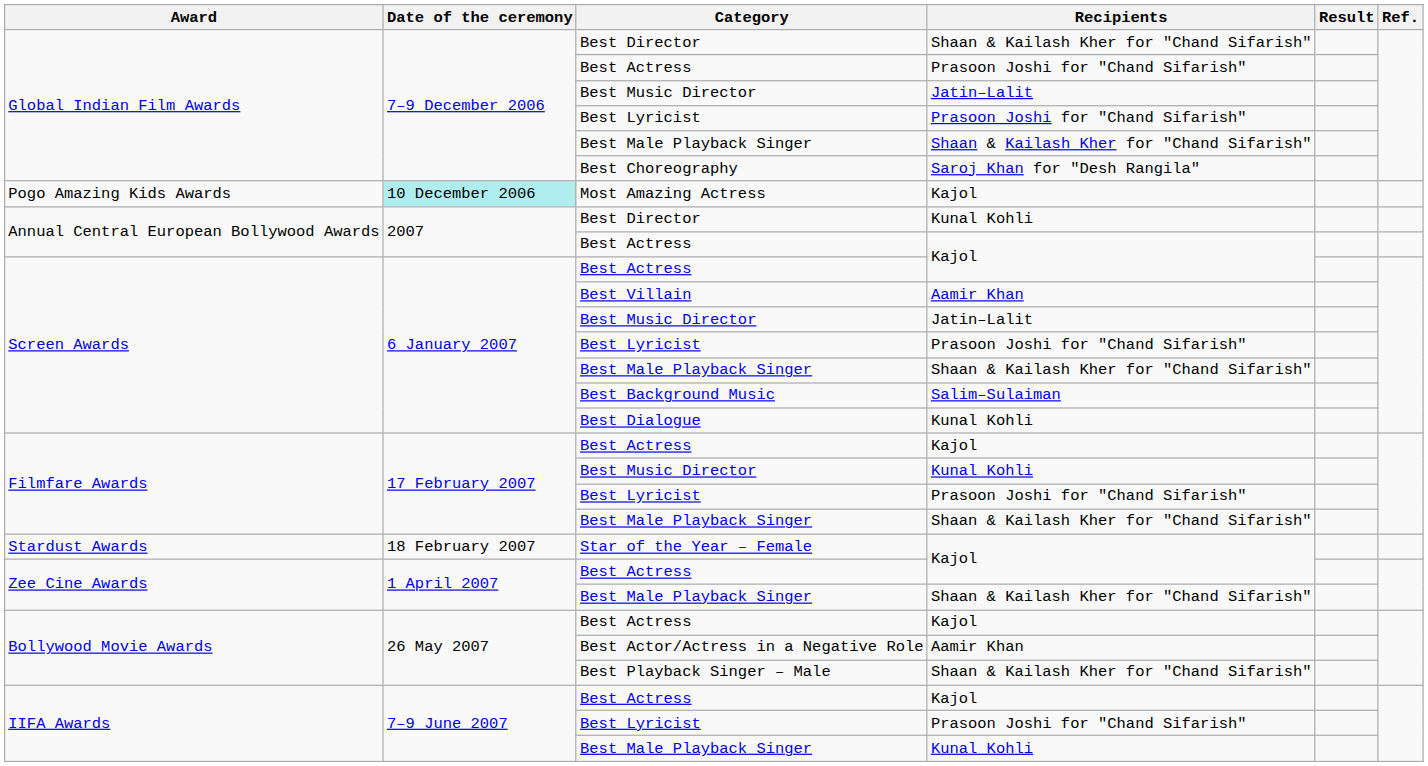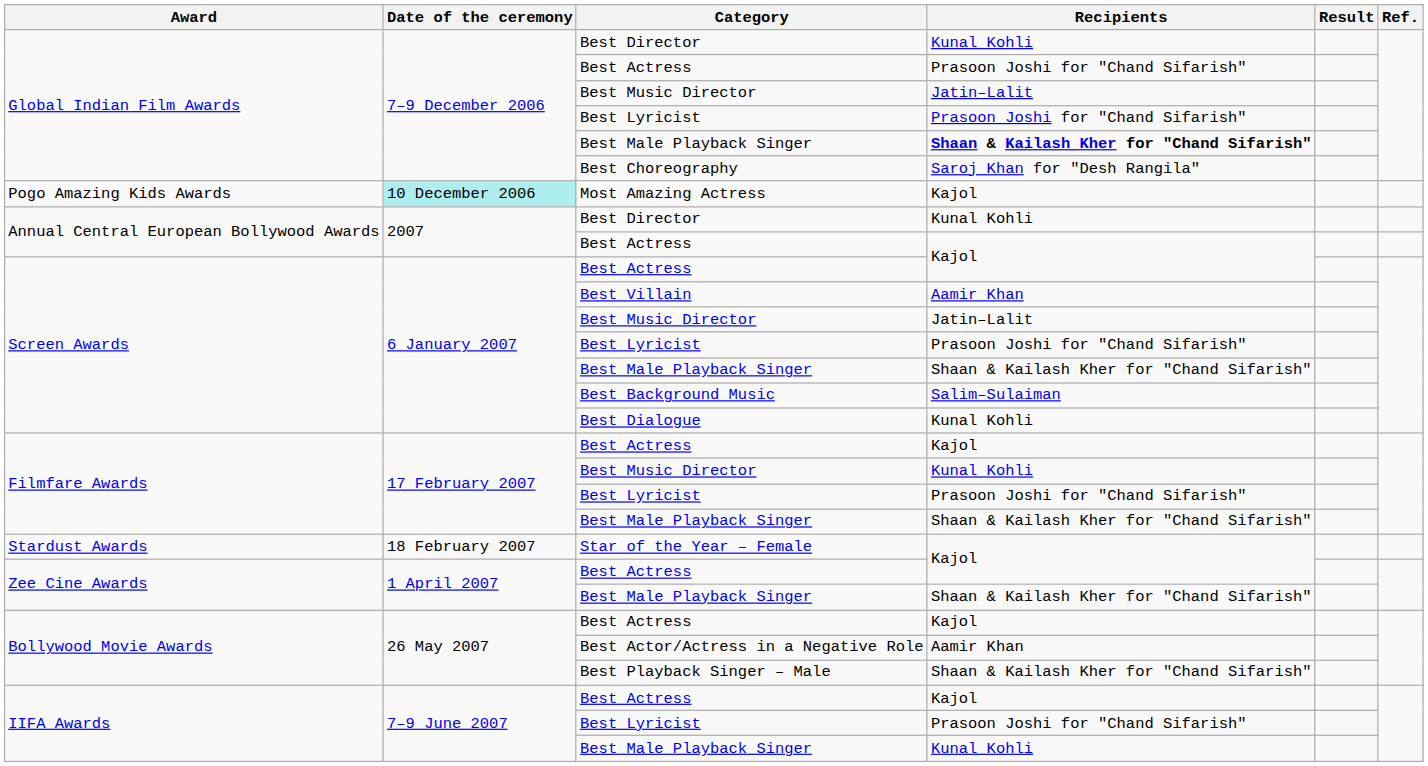(1121, 42) Shaan & Kailash Kher for "Chand Sifarish" -> (982, 42) Kunal Kohli
(1121, 143) normal -> (1121, 143) bold
